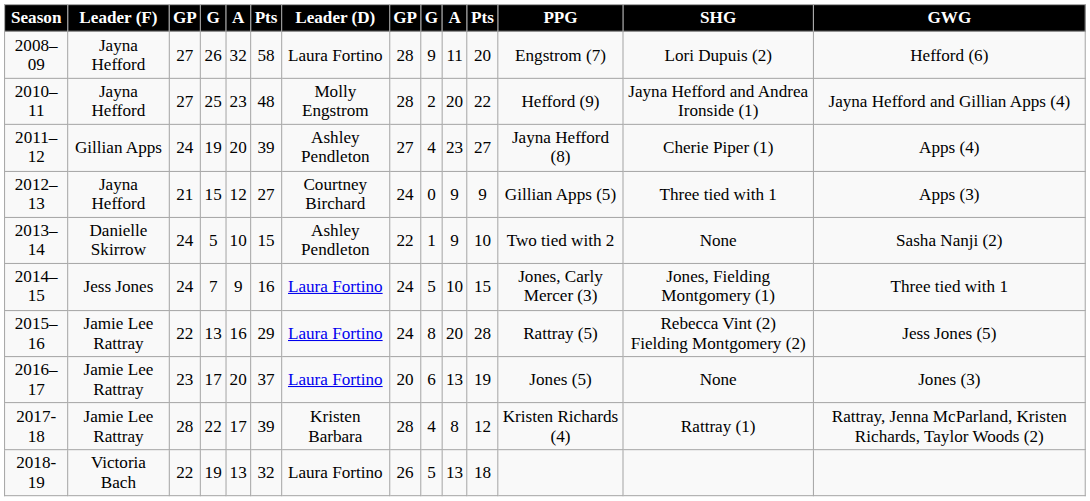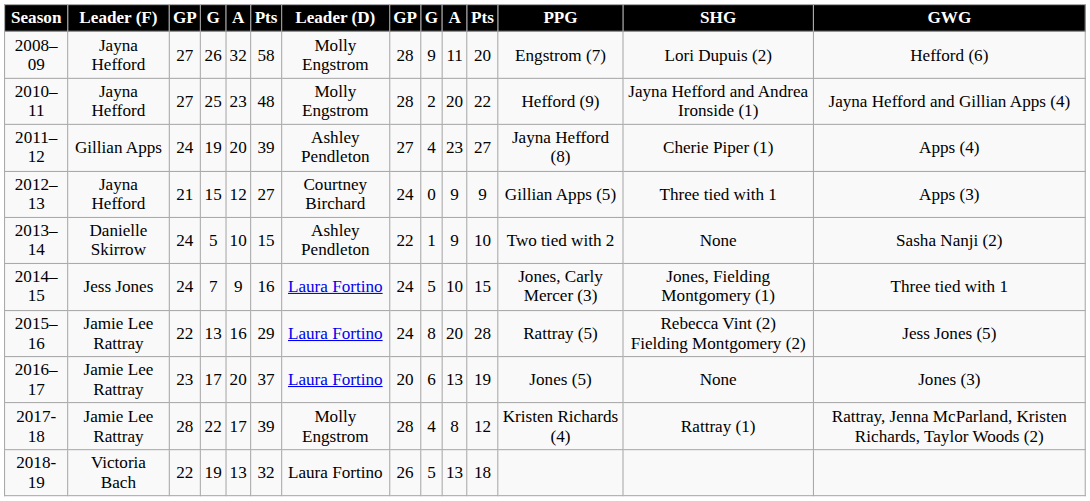(335, 54) Laura Fortino -> (335, 54) Molly Engstrom
(335, 426) Kristen Barbara -> (335, 426) Molly Engstrom
